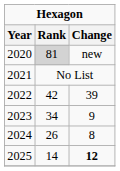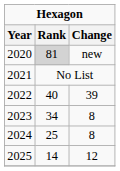(52, 95) 42 -> (52, 95) 40
(92, 115) 9 -> (92, 115) 8
(52, 136) 26 -> (52, 136) 25
(92, 156) bold -> (92, 156) normal
